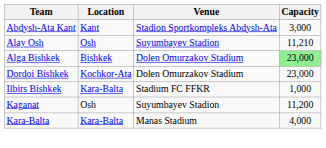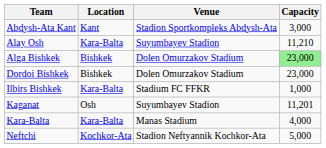(88, 43) Osh -> (102, 43) Kara-Balta
(106, 74) Kochkor-Ata -> (96, 74) Bishkek
(300, 105) 11,200 -> (300, 105) 11,201
+ row: (21, 136)
